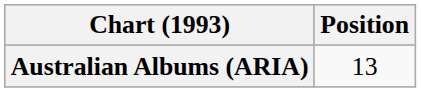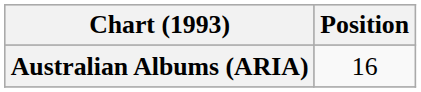(365, 65) 13 -> (365, 65) 16
